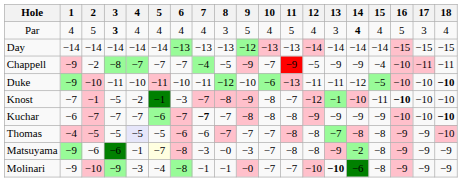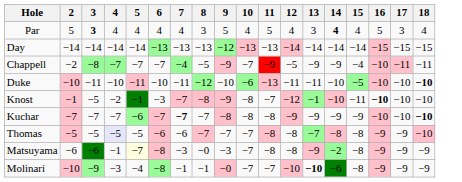- column: (71, 13)
(358, 82) −12 -> (336, 82) −10
